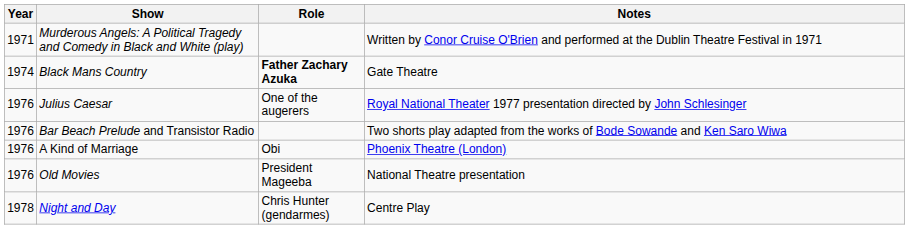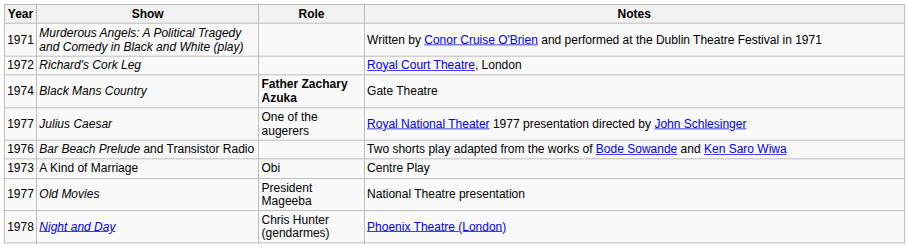+ row: (90, 65)
(20, 104) 1976 -> (20, 123) 1977
(20, 149) 1976 -> (20, 168) 1973
(437, 149) Phoenix Theatre (London) -> (398, 168) Centre Play
(20, 175) 1976 -> (20, 194) 1977
(398, 207) Centre Play -> (437, 227) Phoenix Theatre (London)
